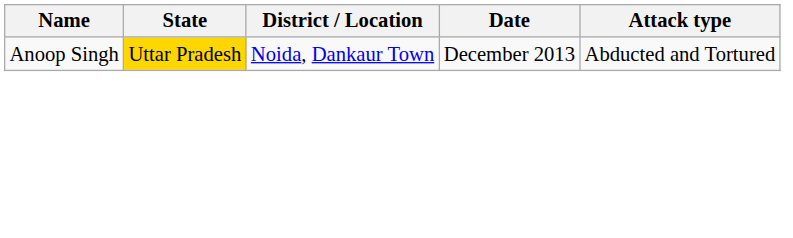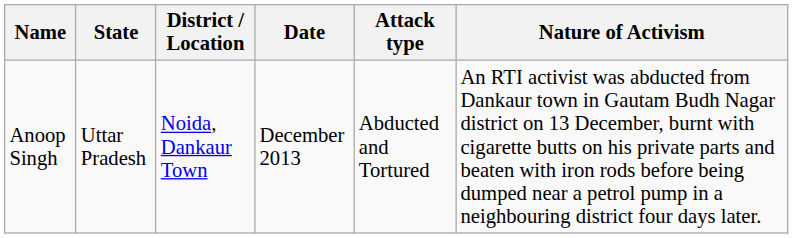+ column: (622, 32)
(185, 53) gold background -> (113, 146) no background
